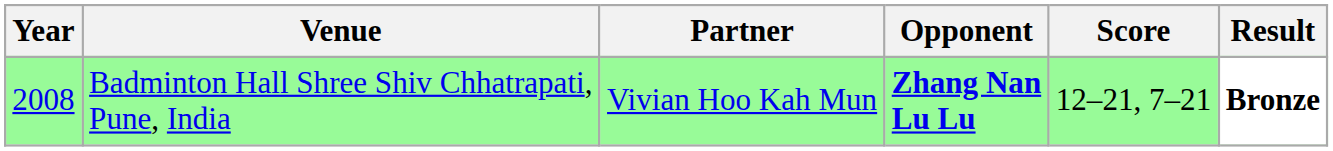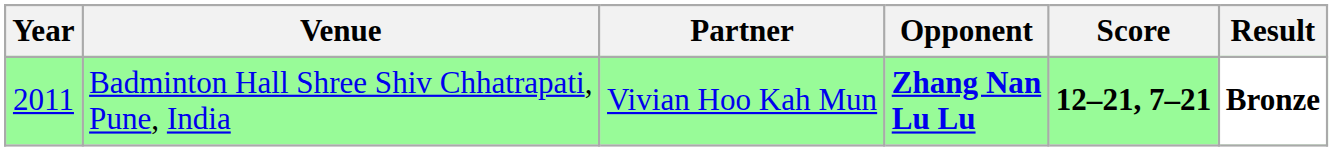(43, 100) 2008 -> (43, 100) 2011
(1133, 100) normal -> (1133, 100) bold
